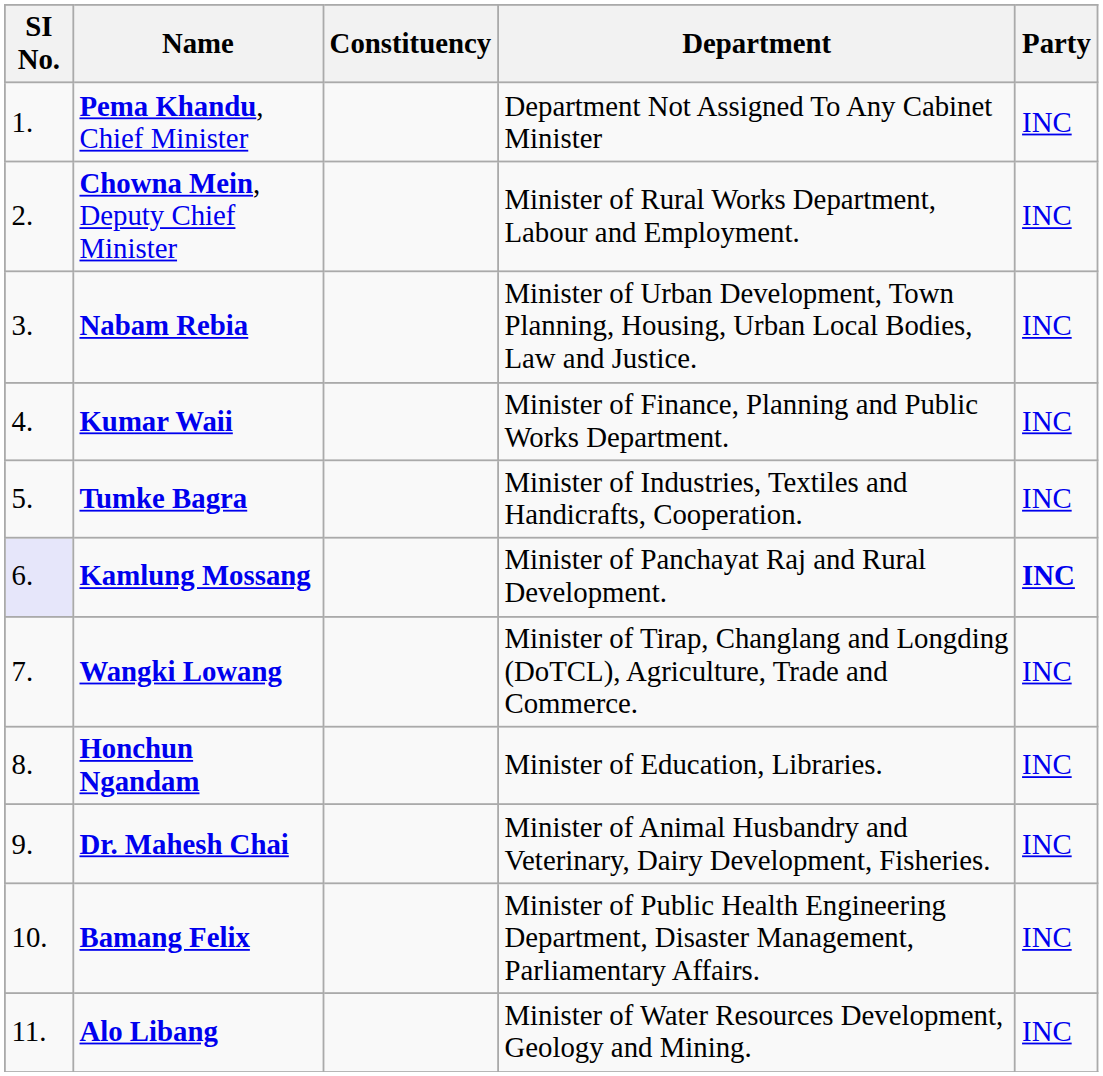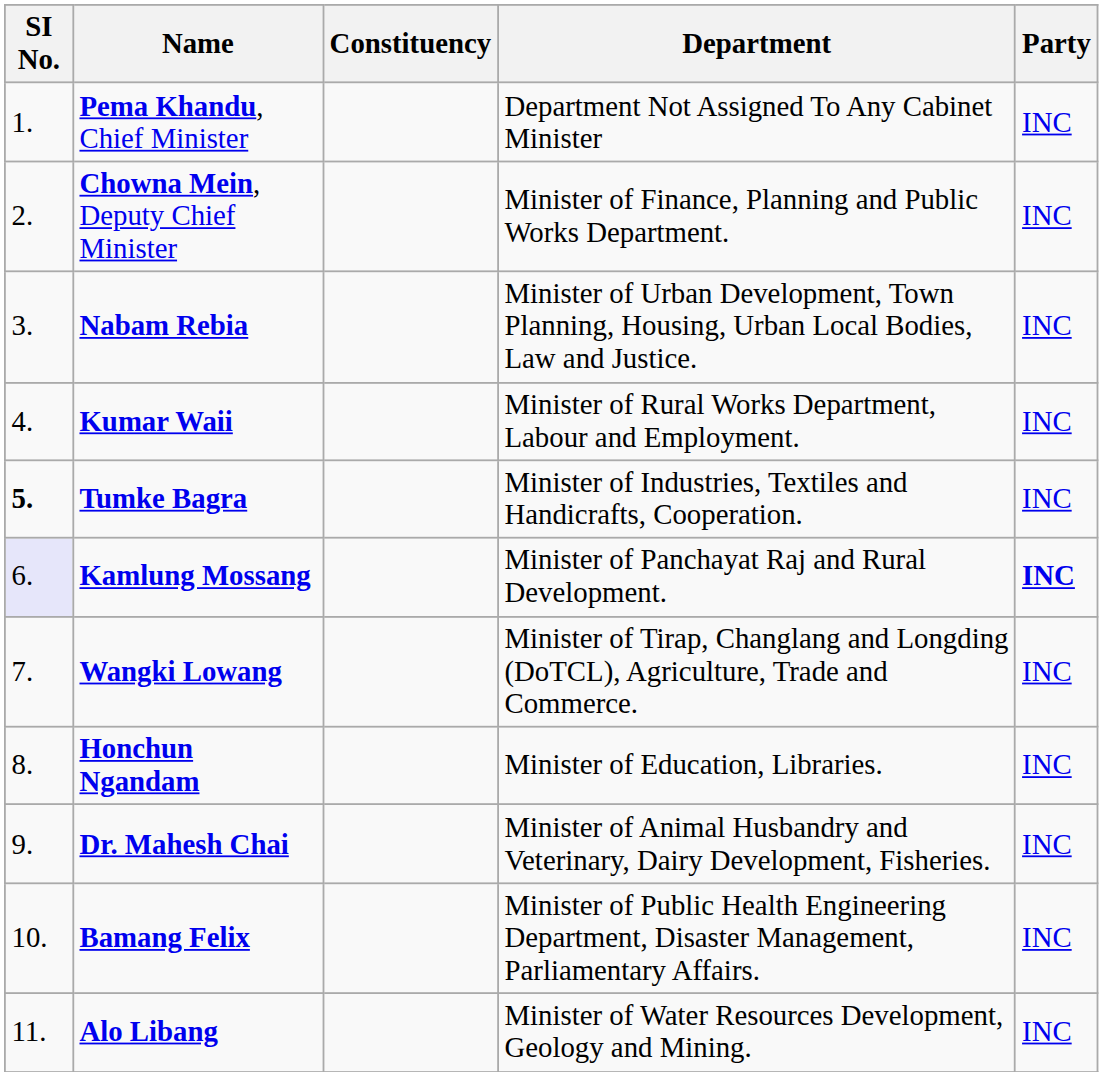(720, 215) Minister of Rural Works Department, Labour and Employment. -> (741, 215) Minister of Finance, Planning and Public Works Department.
(741, 420) Minister of Finance, Planning and Public Works Department. -> (720, 420) Minister of Rural Works Department, Labour and Employment.
(22, 498) normal -> (22, 498) bold
